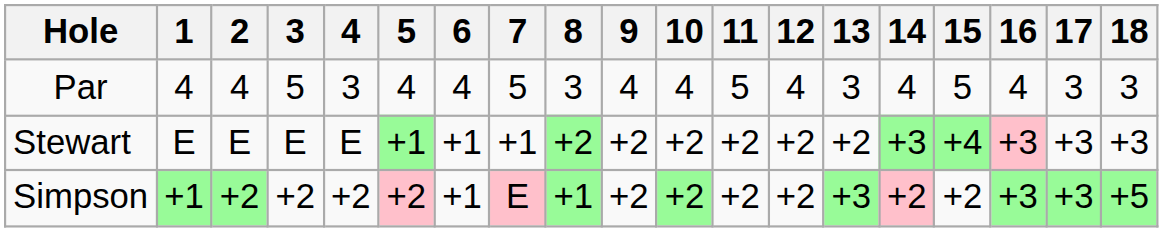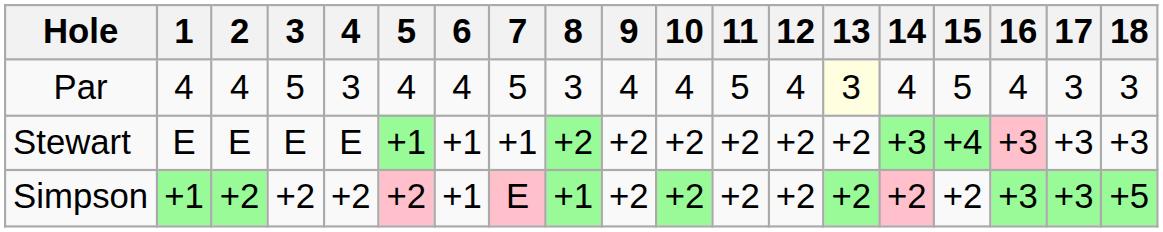(851, 87) no background -> (851, 87) lightyellow background
(851, 197) +3 -> (851, 197) +2
